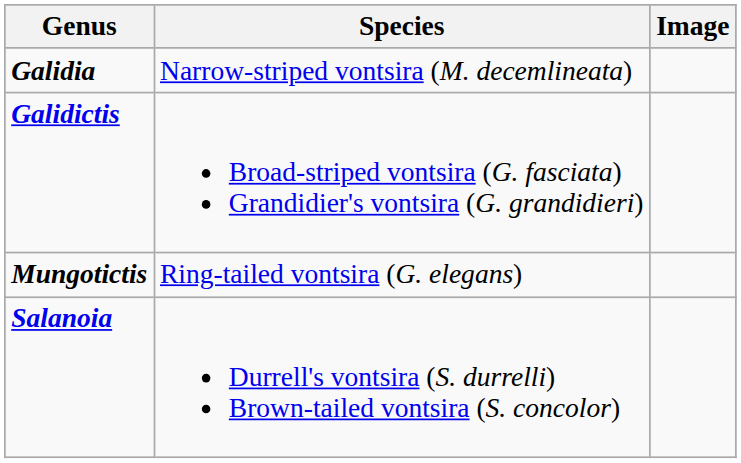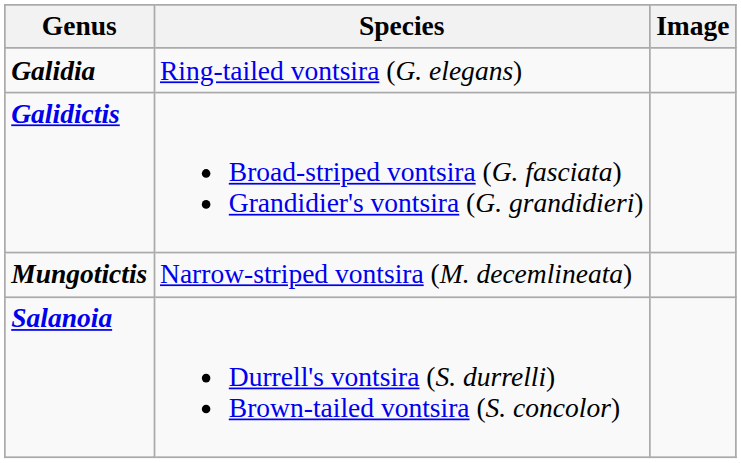(396, 69) Narrow-striped vontsira (M. decemlineata) -> (341, 69) Ring-tailed vontsira (G. elegans)
(341, 274) Ring-tailed vontsira (G. elegans) -> (396, 274) Narrow-striped vontsira (M. decemlineata)
